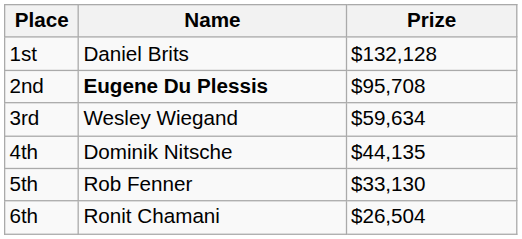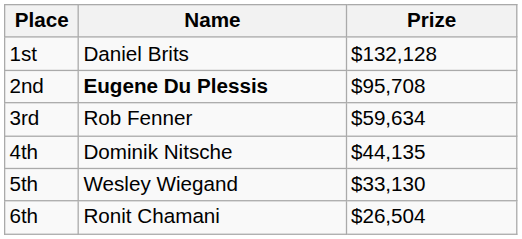(161, 119) Wesley Wiegand -> (138, 119) Rob Fenner
(138, 184) Rob Fenner -> (161, 184) Wesley Wiegand
